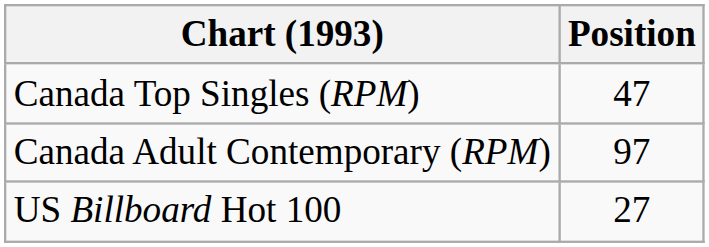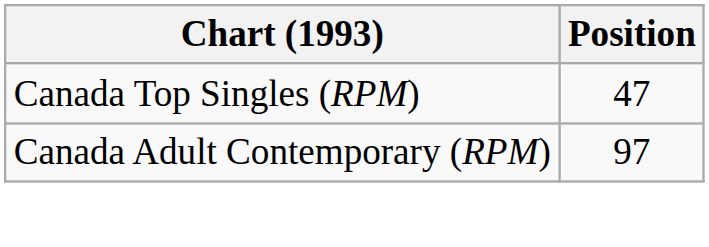- row: (178, 210)
